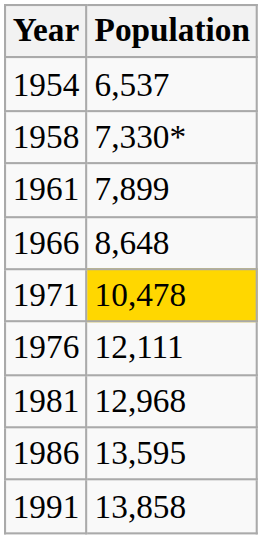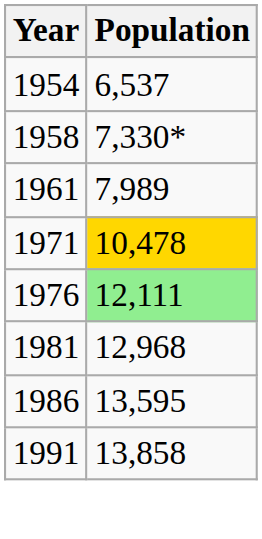(132, 189) 7,899 -> (132, 189) 7,989
- row: (46, 242)
(139, 347) no background -> (139, 294) lightgreen background
